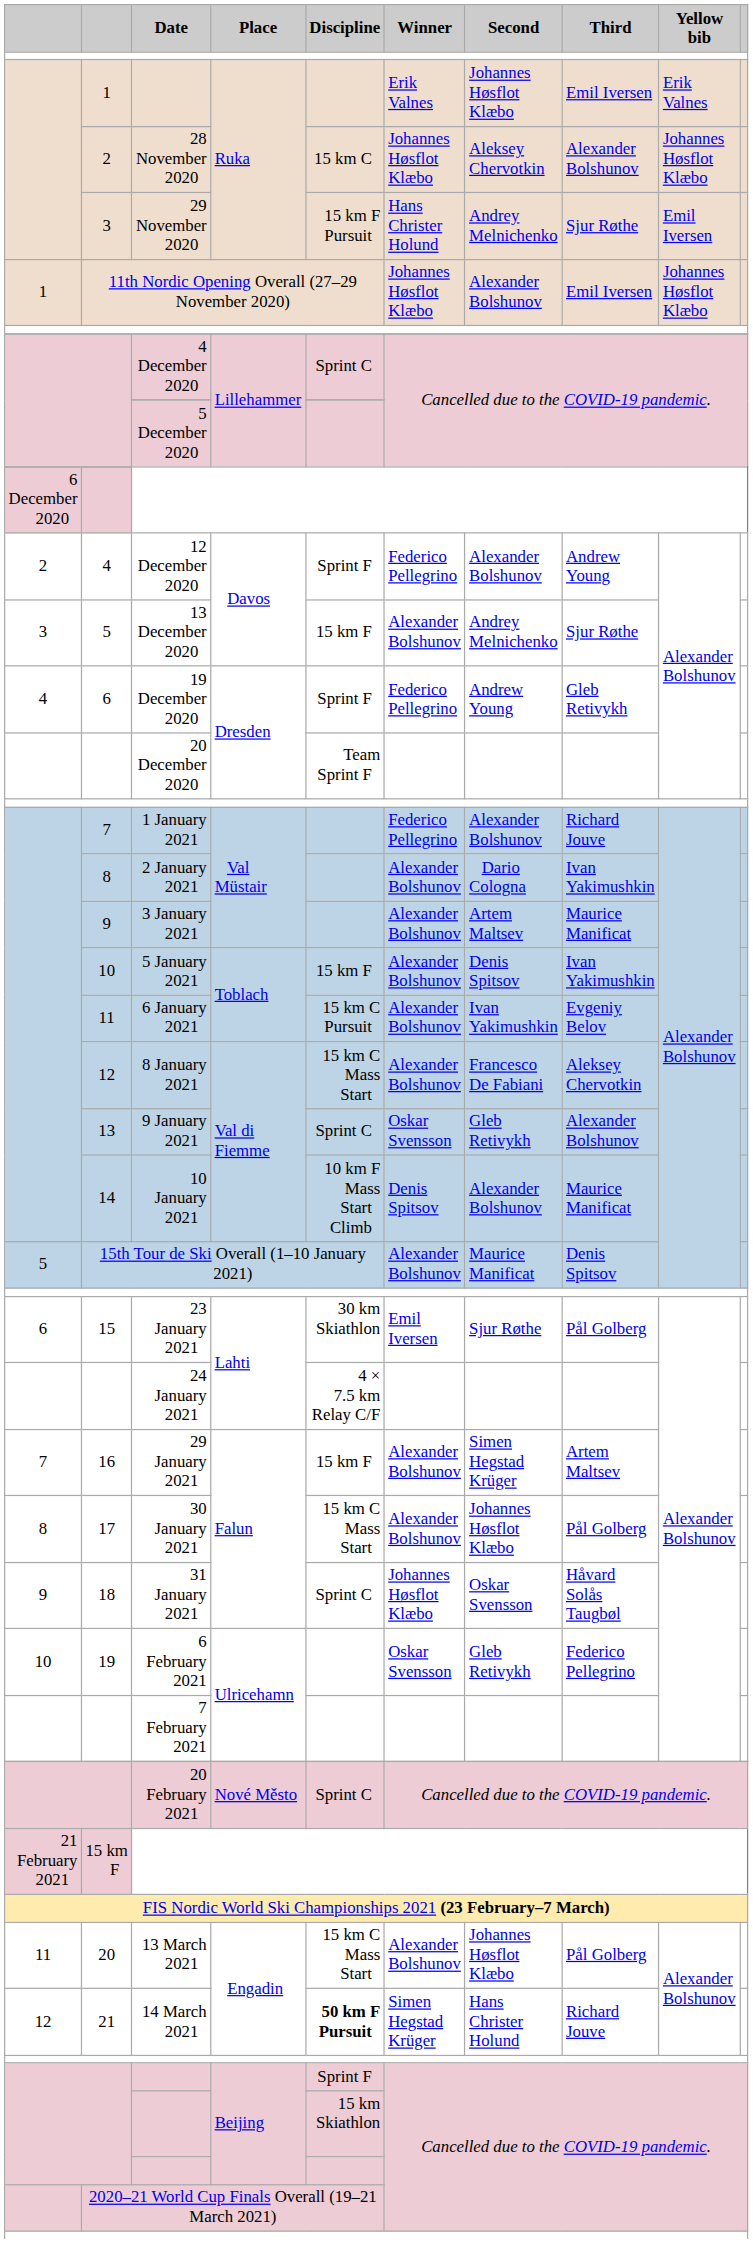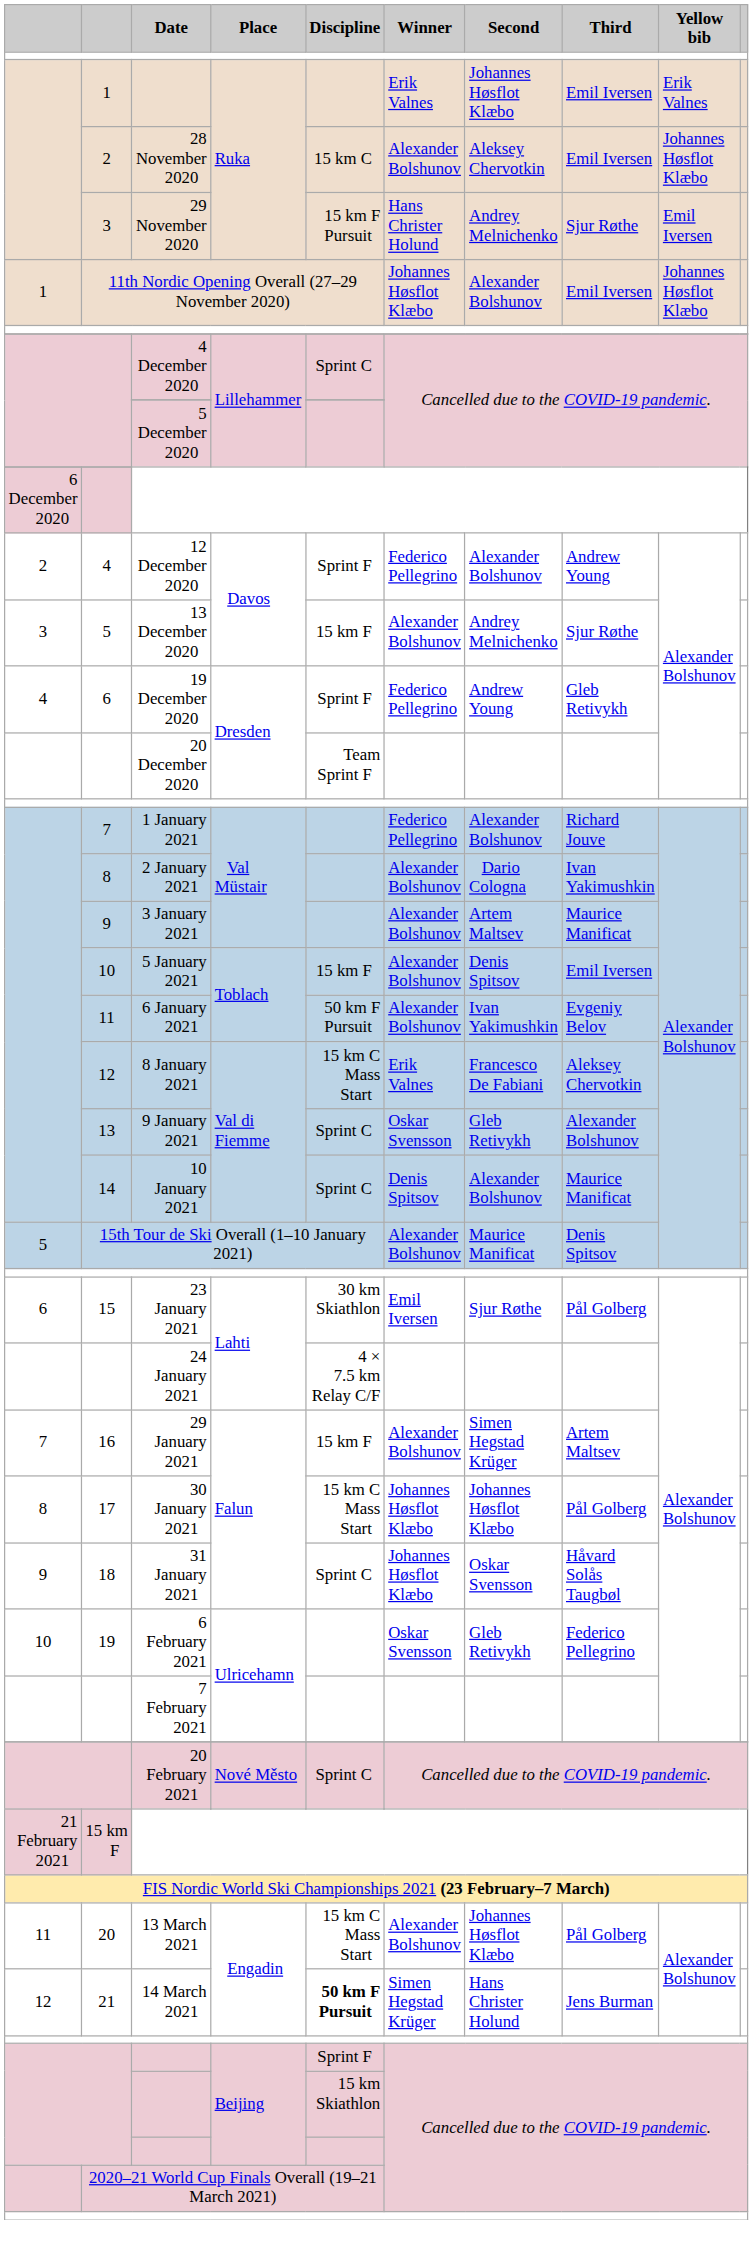(419, 158) Johannes Høsflot Klæbo -> (425, 158) Alexander Bolshunov
(602, 158) Alexander Bolshunov -> (609, 158) Emil Iversen
(610, 970) Ivan Yakimushkin -> (609, 970) Emil Iversen
(351, 1017) 15 km C Pursuit -> (352, 1017) 50 km F Pursuit
(425, 1074) Alexander Bolshunov -> (411, 1074) Erik Valnes
(352, 1197) 10 km F Mass Start Climb -> (348, 1187) Sprint C
(425, 1528) Alexander Bolshunov -> (419, 1508) Johannes Høsflot Klæbo
(593, 2021) Richard Jouve -> (610, 2001) Jens Burman
